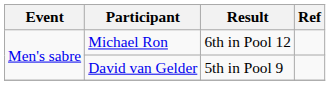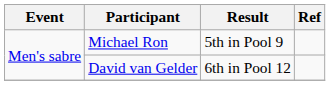(248, 42) 6th in Pool 12 -> (244, 42) 5th in Pool 9
(244, 67) 5th in Pool 9 -> (248, 67) 6th in Pool 12
